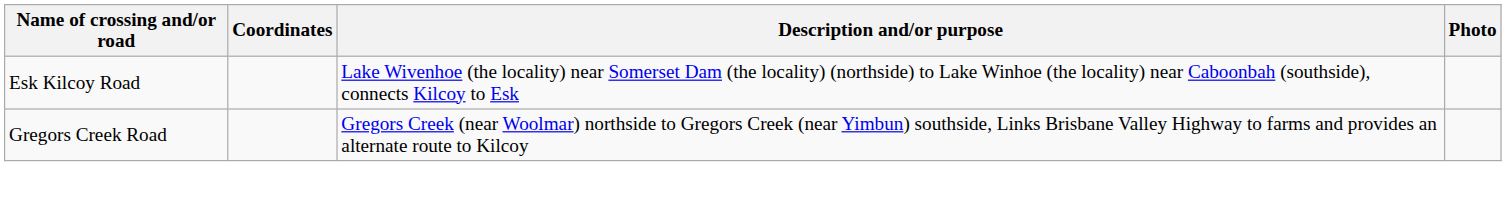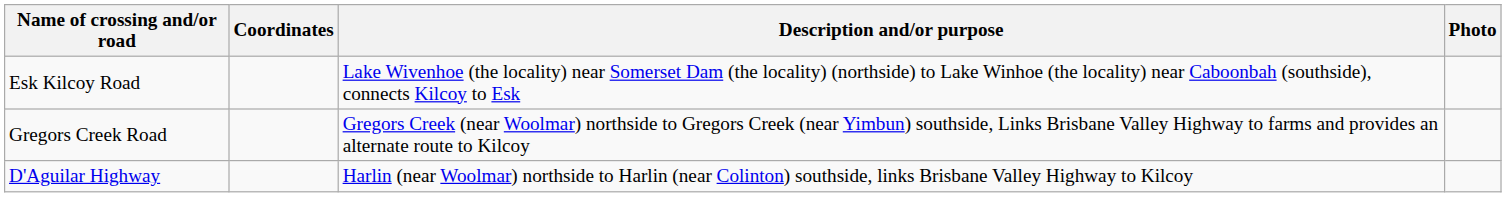+ row: (85, 175)
